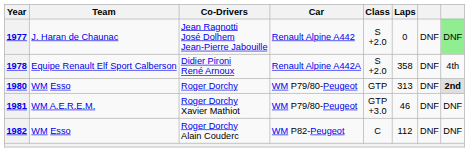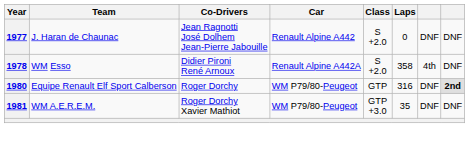(453, 37) lightgreen background -> (453, 37) no background
(104, 67) Equipe Renault Elf Sport Calberson -> (51, 67) WM Esso
(429, 67) DNF -> (429, 67) 4th
(453, 67) 4th -> (453, 67) DNF
(51, 86) WM Esso -> (104, 86) Equipe Renault Elf Sport Calberson
(405, 86) 313 -> (405, 86) 316
(405, 106) 46 -> (405, 106) 35
- row: (17, 131)
